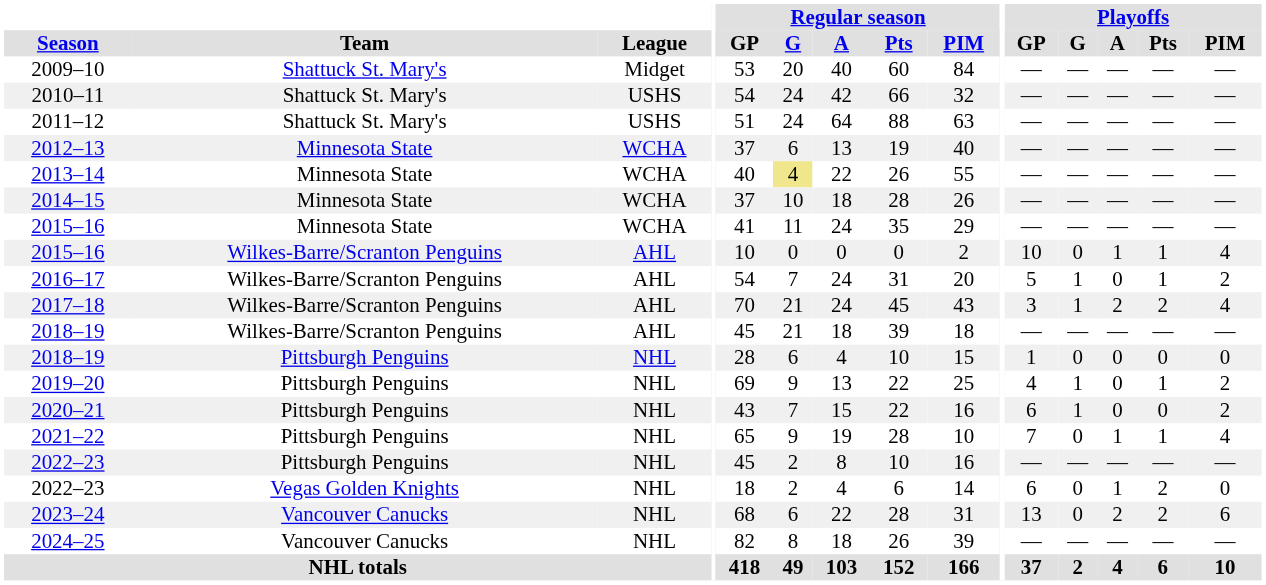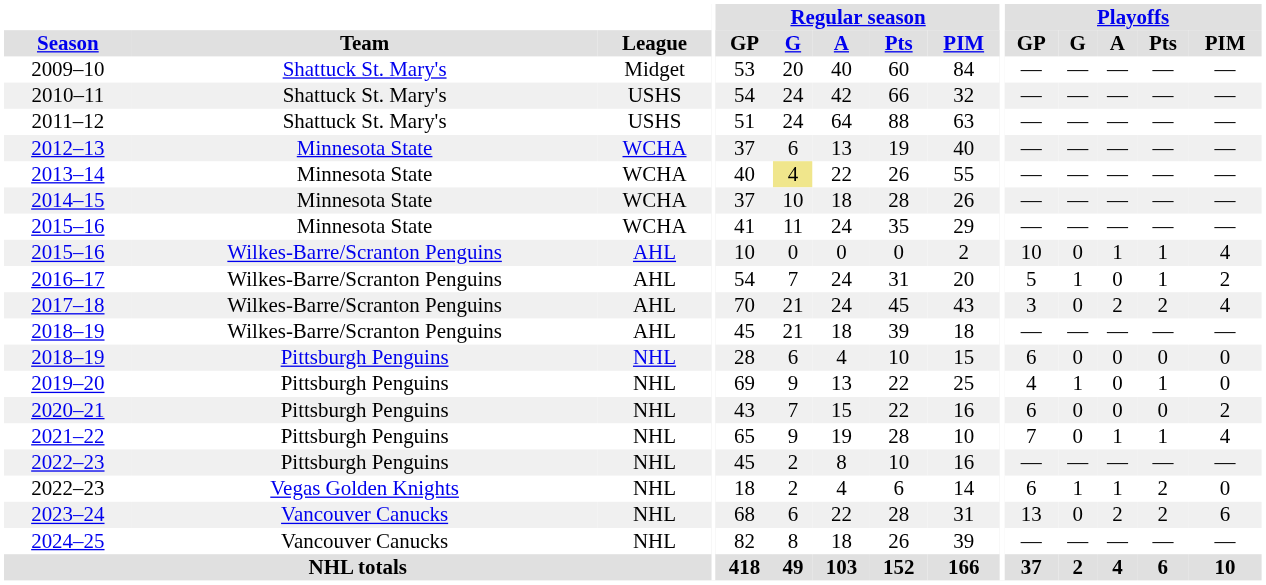(1078, 305) 1 -> (1078, 305) 0
(1031, 357) 1 -> (1031, 357) 6
(1225, 383) 2 -> (1225, 383) 0
(1078, 409) 1 -> (1078, 409) 0
(1078, 488) 0 -> (1078, 488) 1
